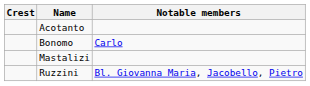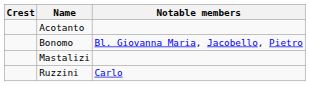(108, 42) Carlo -> (199, 42) Bl. Giovanna Maria, Jacobello, Pietro
(199, 73) Bl. Giovanna Maria, Jacobello, Pietro -> (108, 73) Carlo
